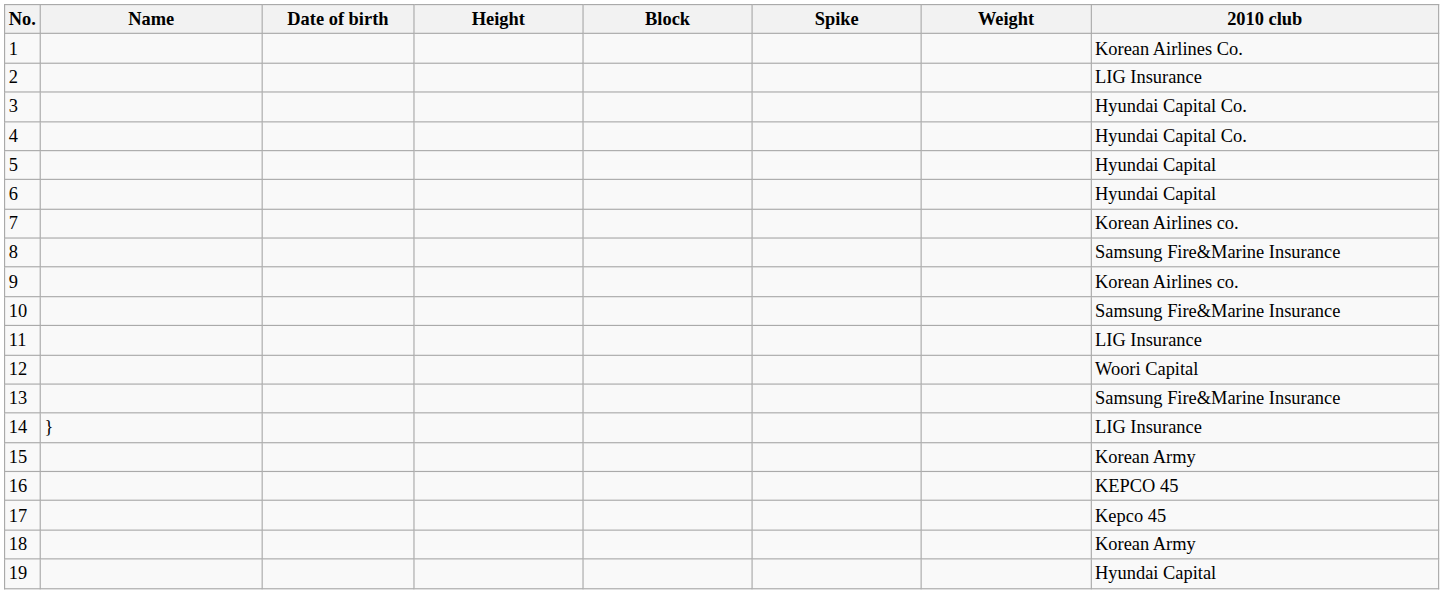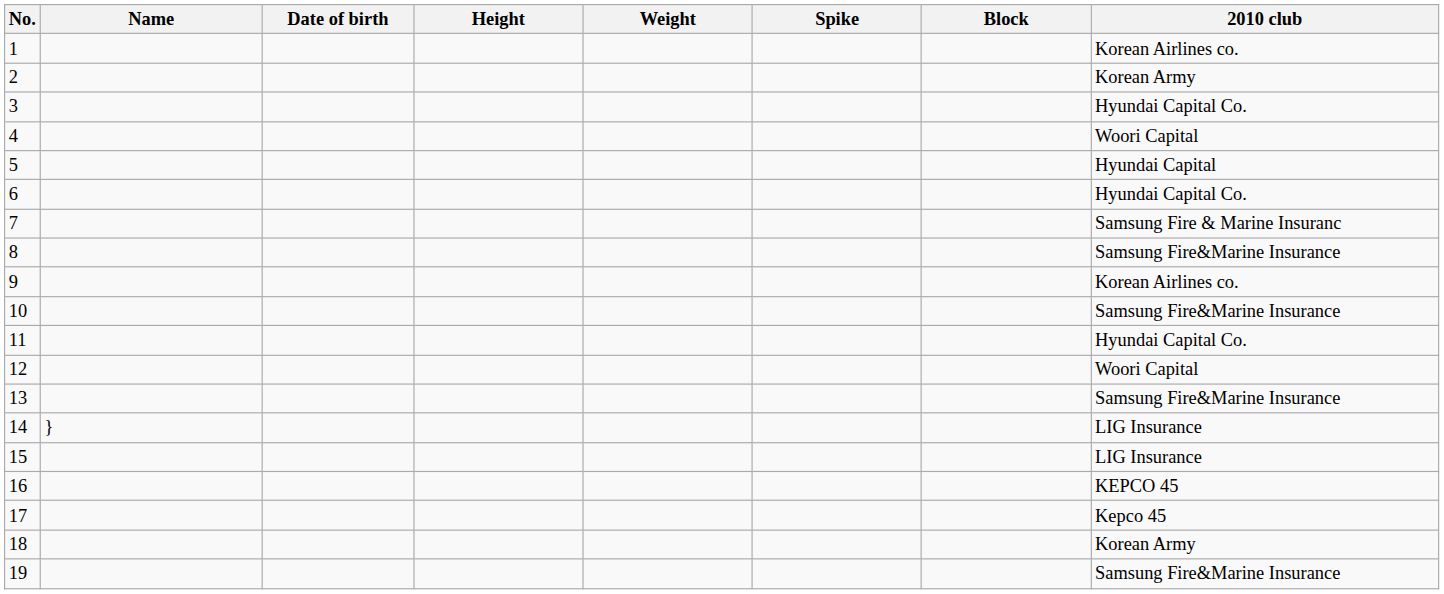columns swapped: (1006, 19) <-> (668, 19)
(1169, 48) Korean Airlines Co. -> (1167, 48) Korean Airlines co.
(1148, 77) LIG Insurance -> (1145, 77) Korean Army
(1171, 135) Hyundai Capital Co. -> (1147, 135) Woori Capital
(1156, 194) Hyundai Capital -> (1171, 194) Hyundai Capital Co.
(1167, 223) Korean Airlines co. -> (1218, 223) Samsung Fire & Marine Insuranc
(1148, 340) LIG Insurance -> (1171, 340) Hyundai Capital Co.
(1145, 456) Korean Army -> (1148, 456) LIG Insurance
(1156, 573) Hyundai Capital -> (1218, 573) Samsung Fire&Marine Insurance
